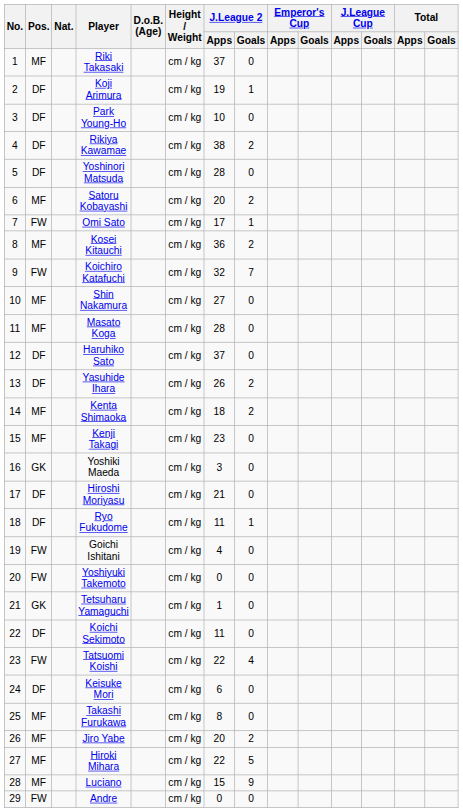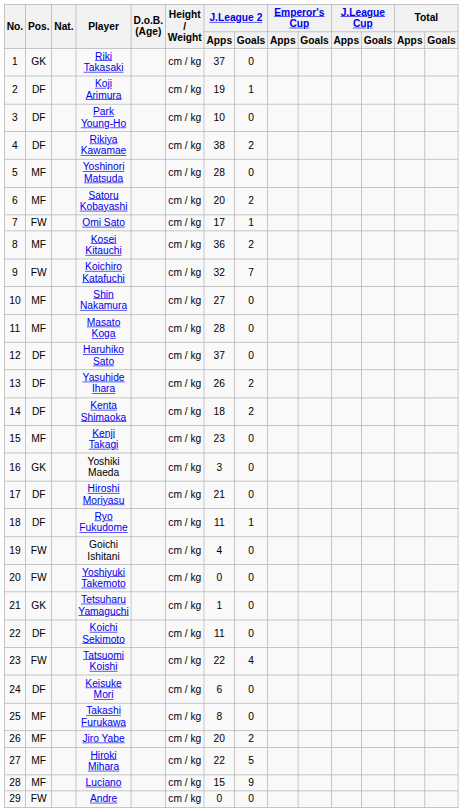(39, 62) MF -> (39, 62) GK
(39, 173) DF -> (39, 173) MF
(39, 411) MF -> (39, 411) DF
